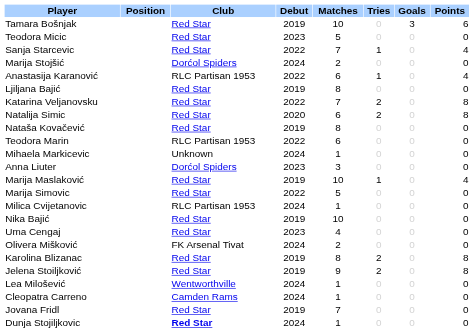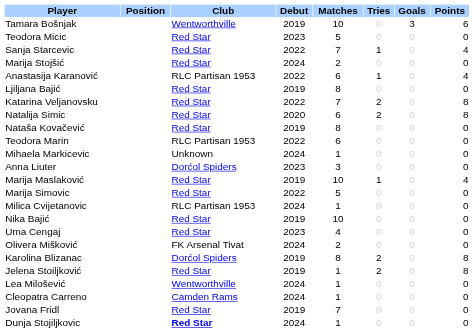(191, 24) Red Star -> (204, 24) Wentworthville
(204, 63) Dorćol Spiders -> (191, 63) Red Star
(191, 258) Red Star -> (204, 258) Dorćol Spiders
(338, 271) 9 -> (338, 271) 1
